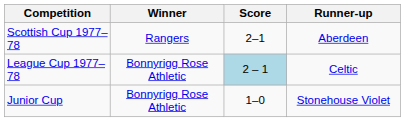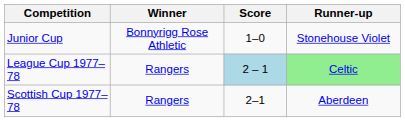rows swapped: (57, 38) <-> (35, 100)
(167, 69) Bonnyrigg Rose Athletic -> (167, 69) Rangers
(343, 69) no background -> (343, 69) lightgreen background
